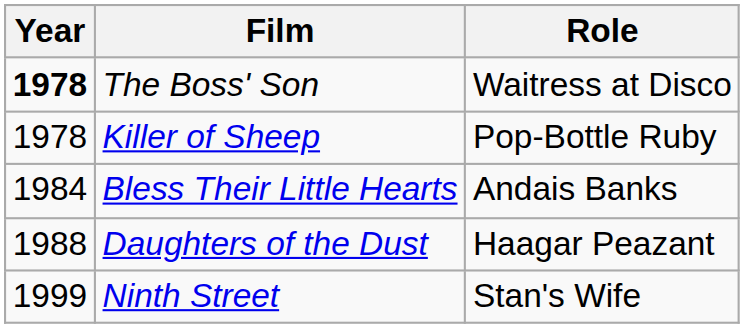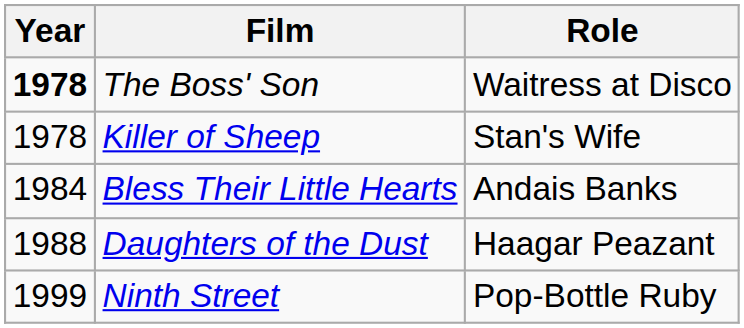(595, 137) Pop-Bottle Ruby -> (557, 137) Stan's Wife
(557, 296) Stan's Wife -> (595, 296) Pop-Bottle Ruby
